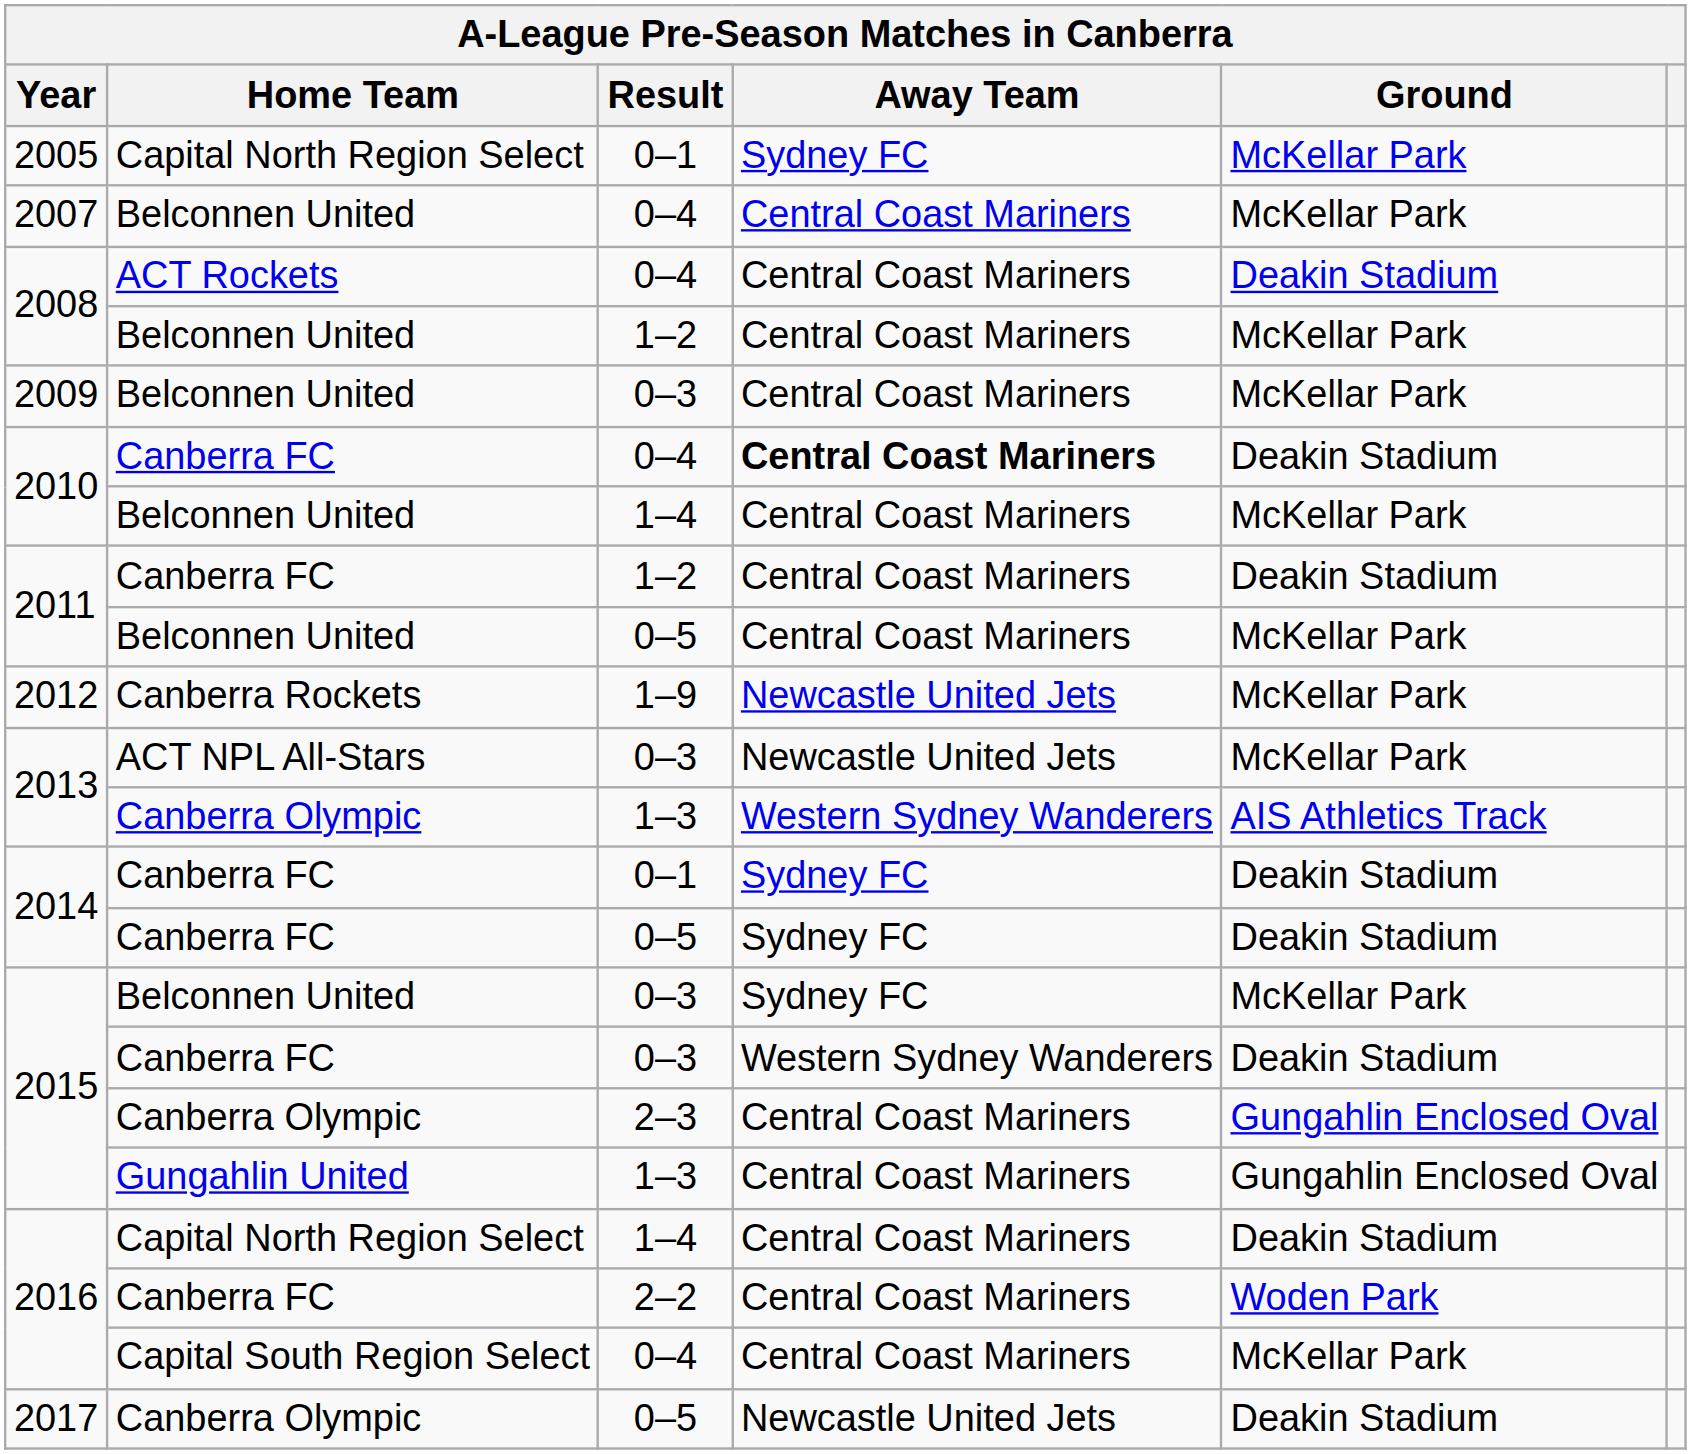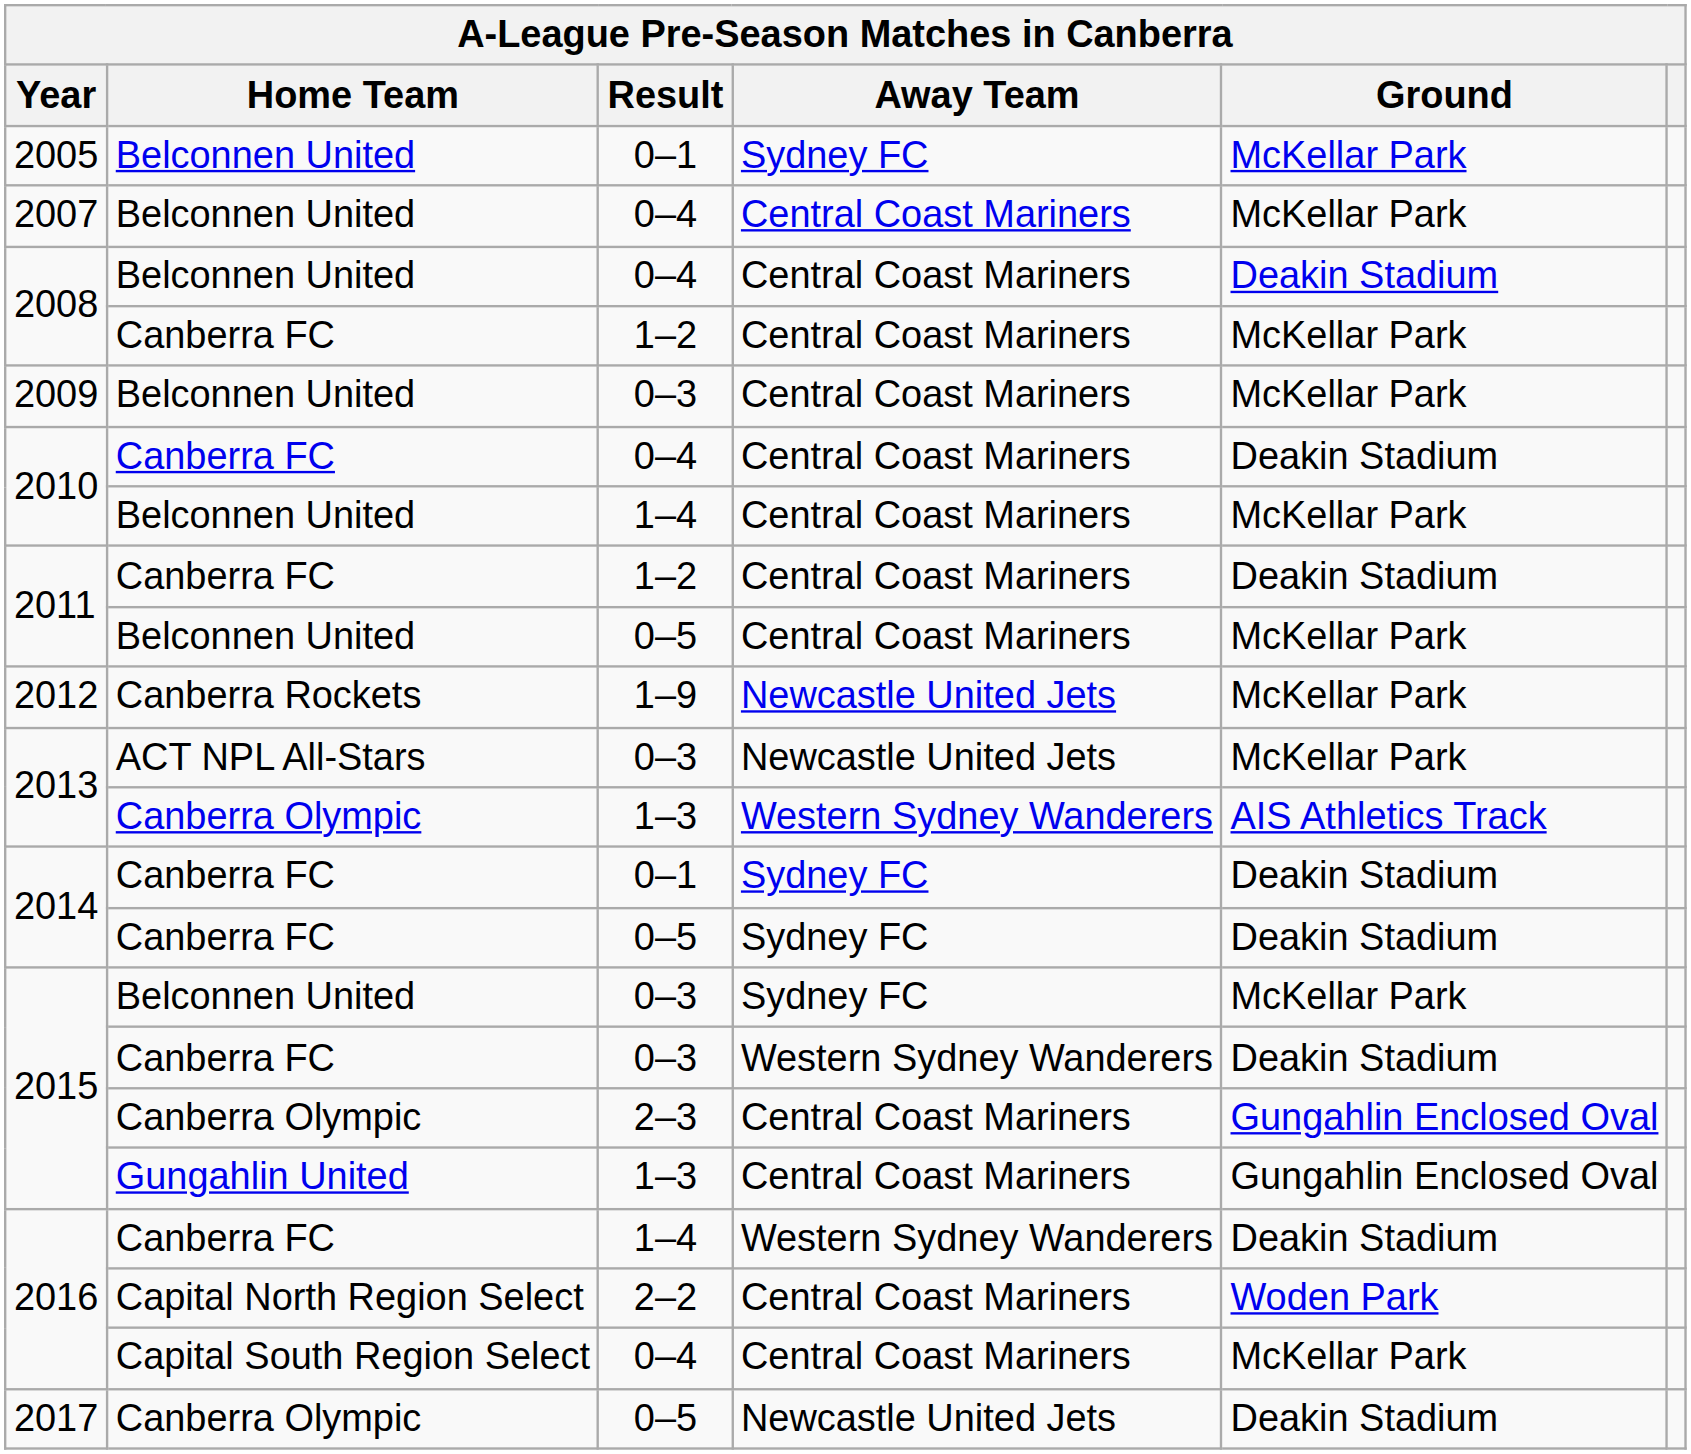(350, 154) Capital North Region Select -> (265, 154) Belconnen United
(227, 275) ACT Rockets -> (265, 275) Belconnen United
(265, 335) Belconnen United -> (225, 335) Canberra FC
(949, 455) bold -> (936, 455) normal
(350, 1237) Capital North Region Select -> (225, 1237) Canberra FC
(936, 1237) Central Coast Mariners -> (977, 1237) Western Sydney Wanderers
(225, 1297) Canberra FC -> (350, 1297) Capital North Region Select
